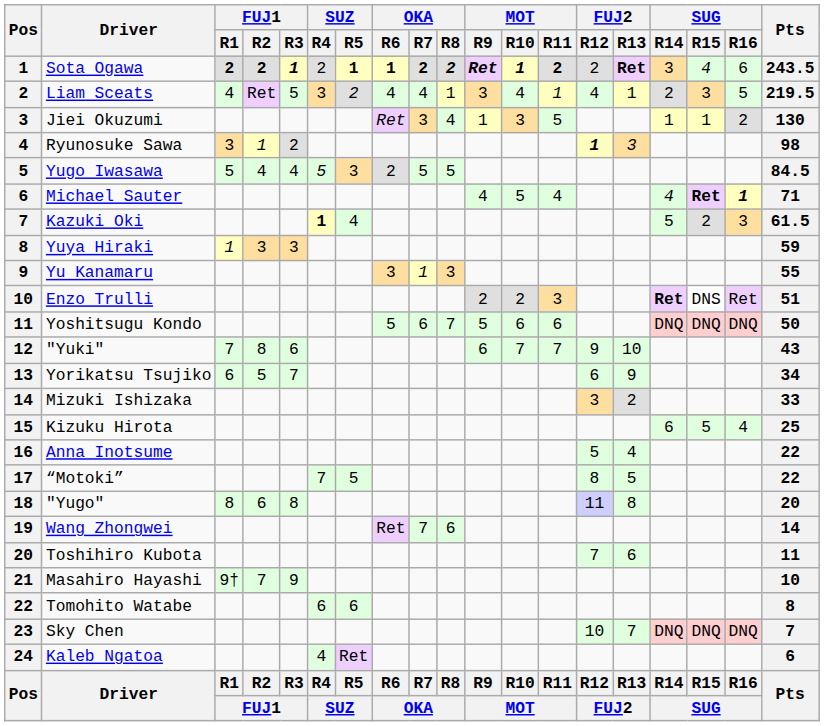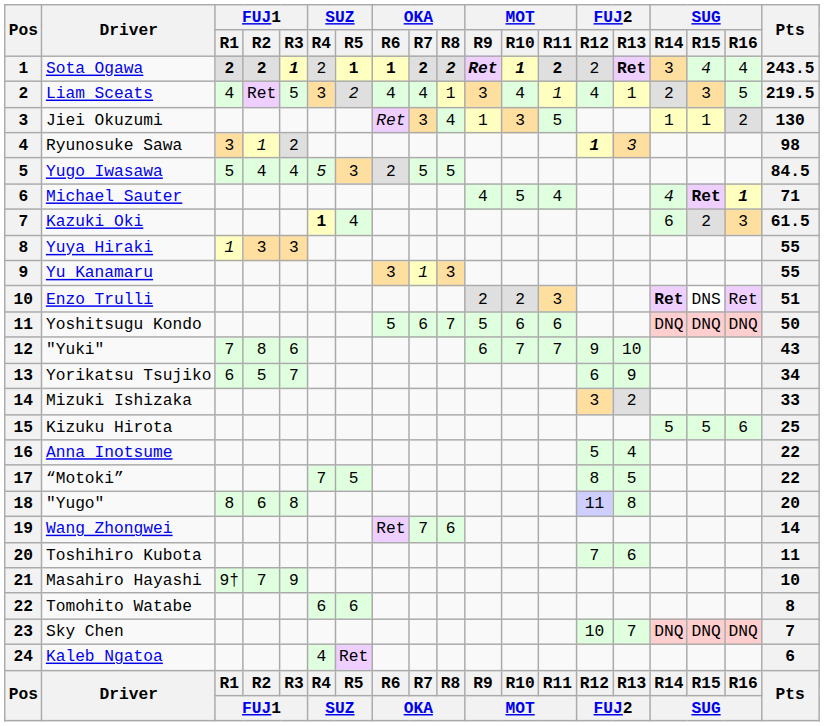(743, 69) 6 -> (743, 69) 4
(669, 222) 5 -> (669, 222) 6
(790, 248) 59 -> (790, 248) 55
(669, 427) 6 -> (669, 427) 5
(743, 427) 4 -> (743, 427) 6
